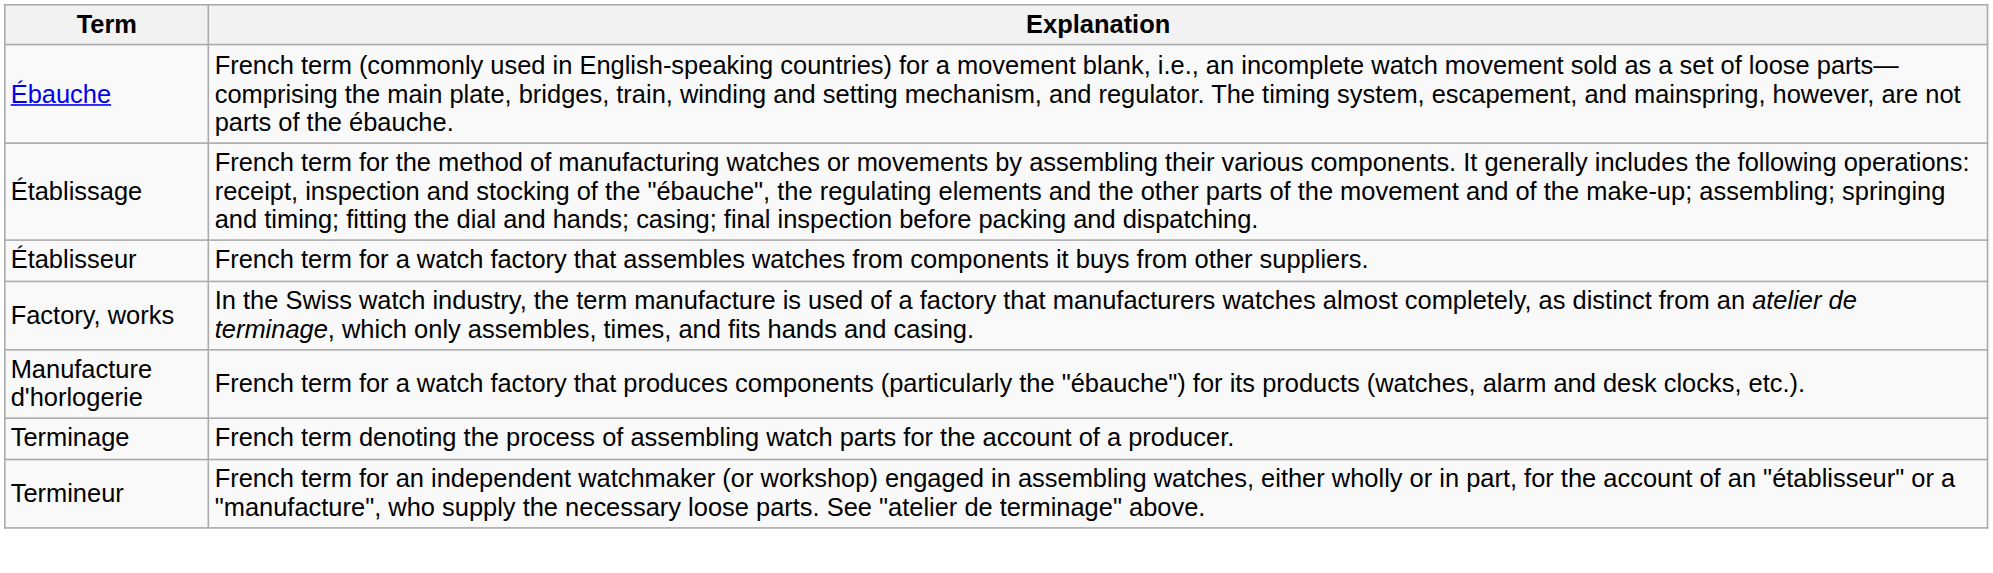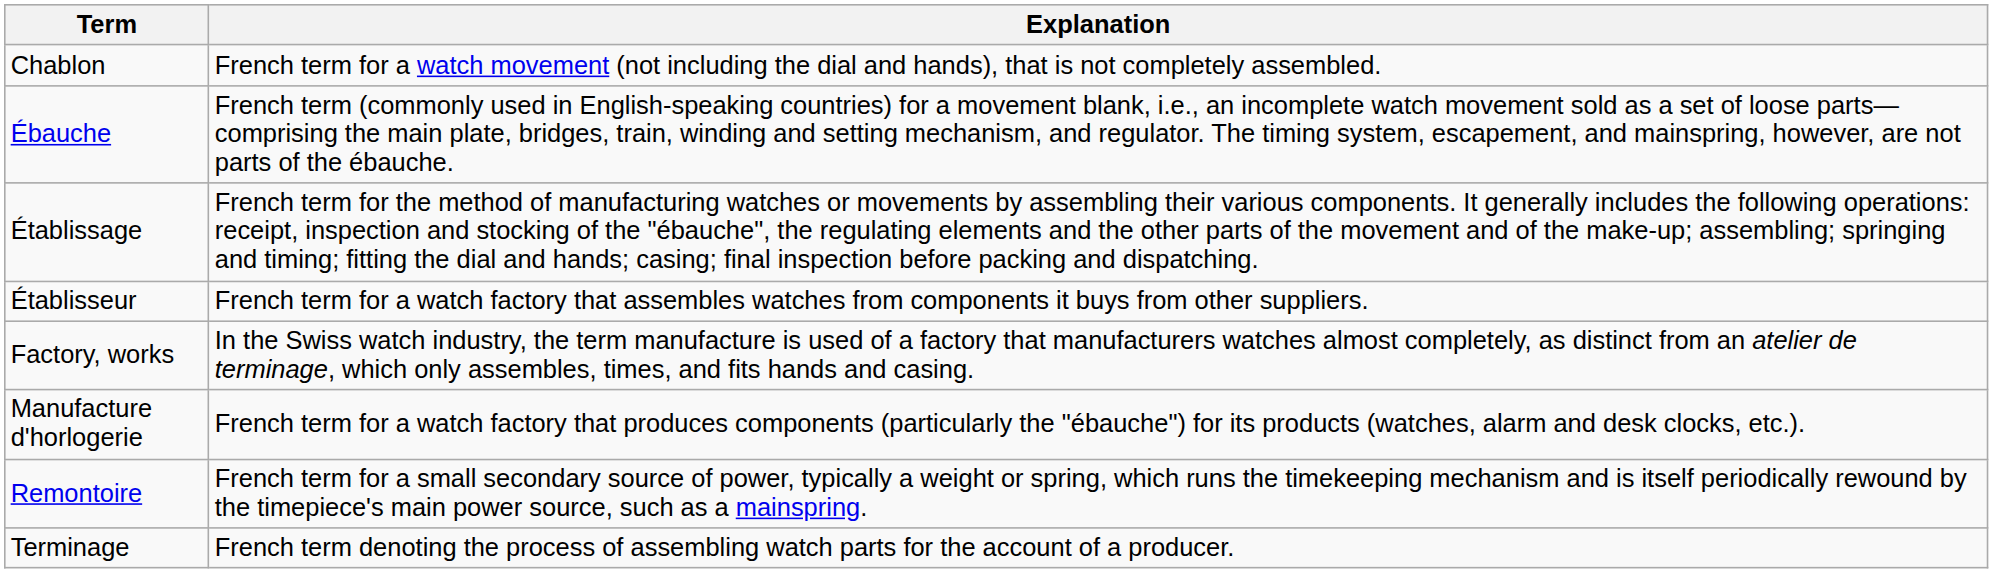+ row: (58, 65)
+ row: (76, 493)
- row: (67, 493)
